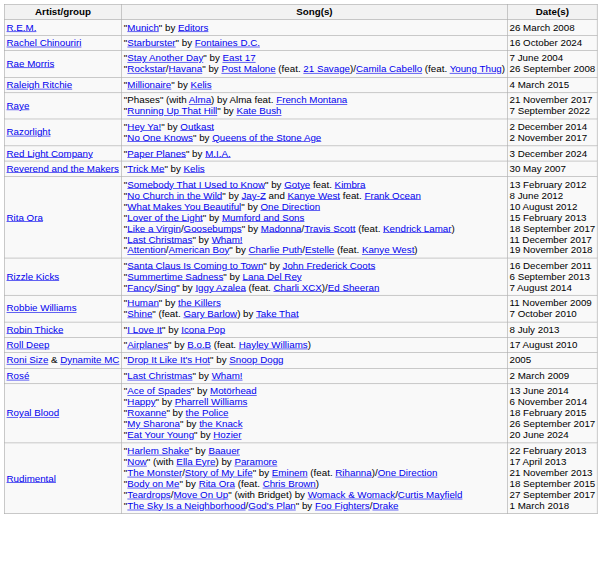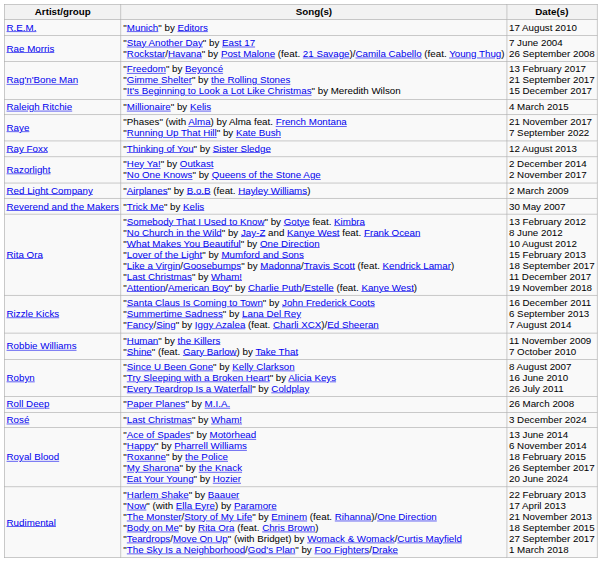(542, 27) 26 March 2008 -> (543, 27) 17 August 2010
- row: (44, 43)
+ row: (42, 80)
+ row: (27, 149)
(177, 153) "Paper Planes" by M.I.A. -> (217, 190) "Airplanes" by B.o.B (feat. Hayley Williams)
(548, 153) 3 December 2024 -> (539, 190) 2 March 2009
- row: (35, 329)
+ row: (21, 378)
(217, 345) "Airplanes" by B.o.B (feat. Hayley Williams) -> (177, 404) "Paper Planes" by M.I.A.
(543, 345) 17 August 2010 -> (542, 404) 26 March 2008
- row: (63, 360)
(539, 376) 2 March 2009 -> (548, 420) 3 December 2024
